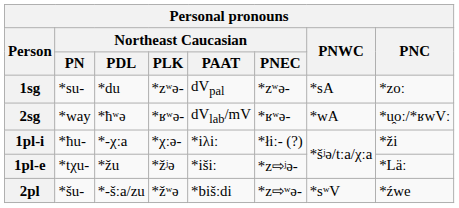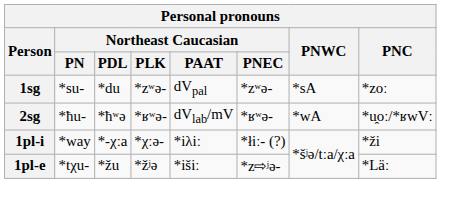(75, 116) *way -> (72, 116) *ħu-
(72, 142) *ħu- -> (75, 142) *way
- row: (30, 190)
